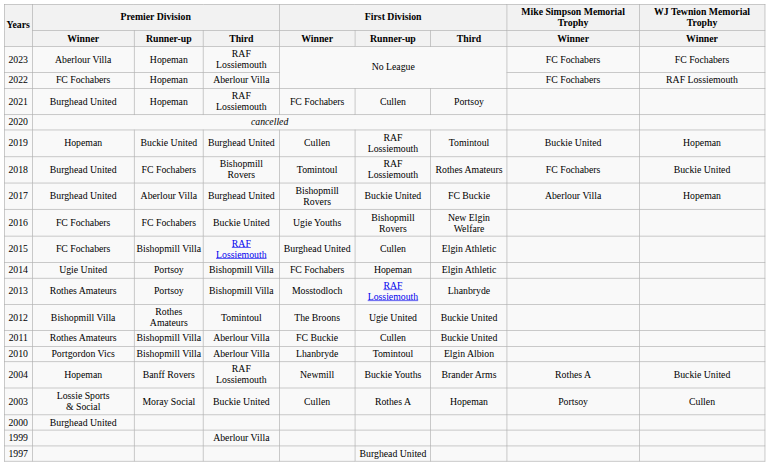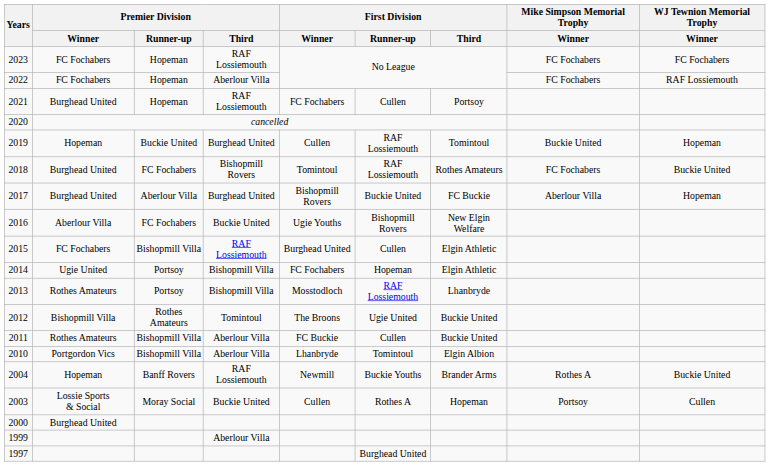(83, 59) Aberlour Villa -> (83, 59) FC Fochabers
(83, 222) FC Fochabers -> (83, 222) Aberlour Villa
